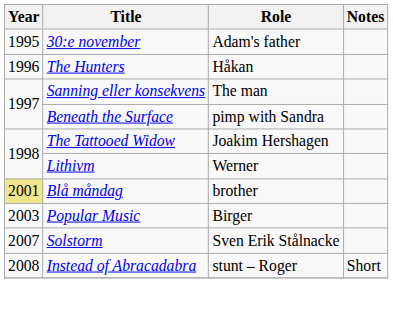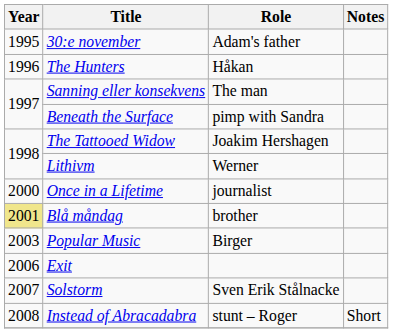+ row: (105, 191)
+ row: (59, 265)
